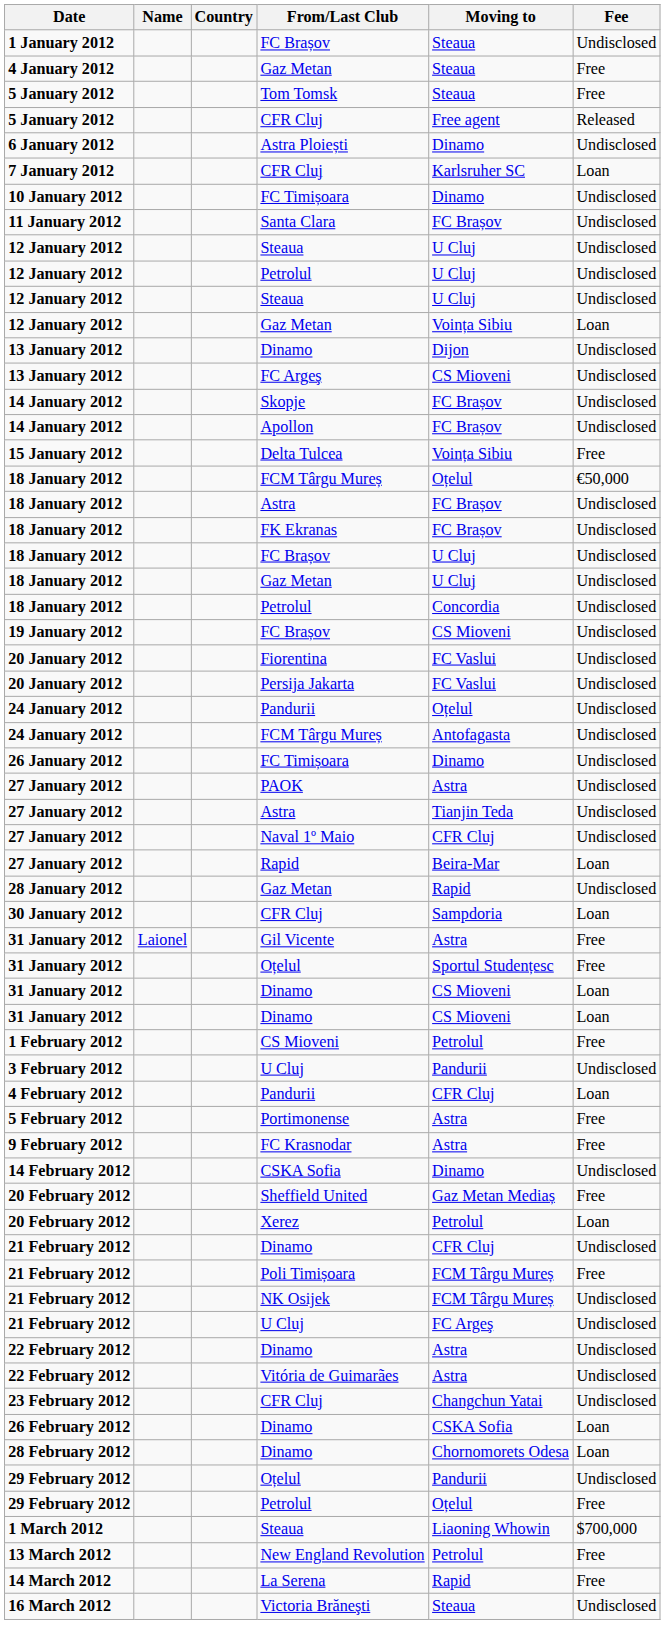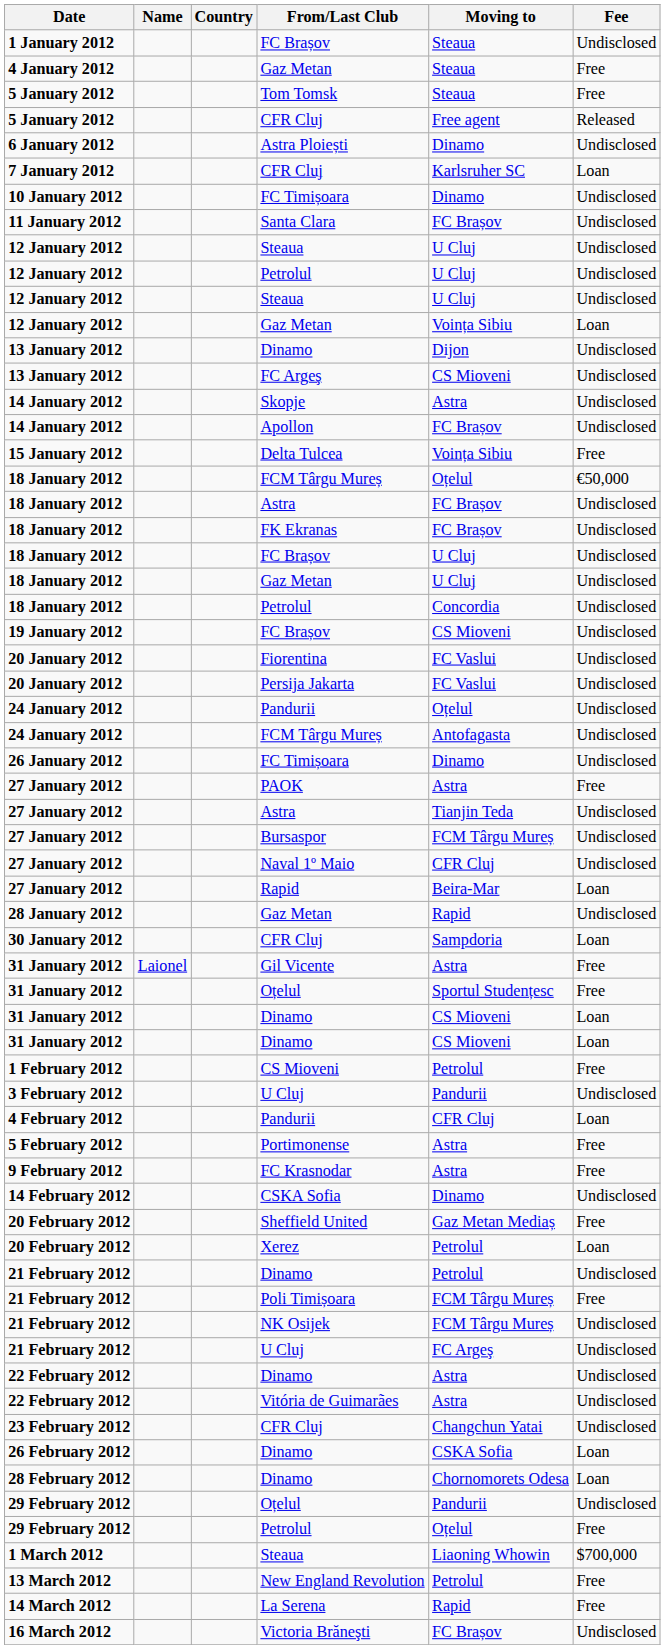(467, 401) FC Brașov -> (450, 401) Astra
(616, 786) Undisclosed -> (591, 786) Free
+ row: (65, 837)
(463, 1247) CFR Cluj -> (458, 1273) Petrolul
(454, 1606) Steaua -> (467, 1631) FC Brașov
